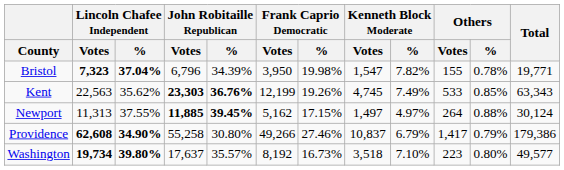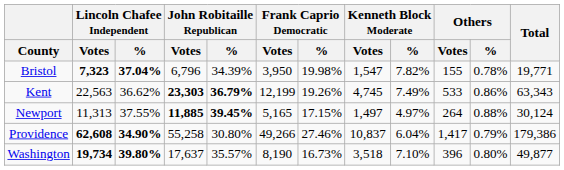(140, 92) 35.62% -> (140, 92) 36.62%
(232, 92) 36.76% -> (232, 92) 36.79%
(491, 92) 0.85% -> (491, 92) 0.86%
(277, 112) 5,162 -> (277, 112) 5,165
(413, 133) 6.79% -> (413, 133) 6.04%
(277, 154) 8,192 -> (277, 154) 8,190
(452, 154) 223 -> (452, 154) 396
(535, 154) 49,577 -> (535, 154) 49,877
